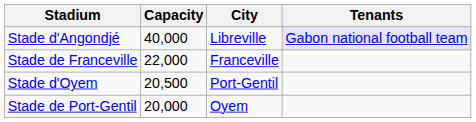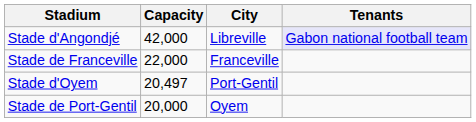(166, 38) 40,000 -> (166, 38) 42,000
(166, 83) 20,500 -> (166, 83) 20,497
